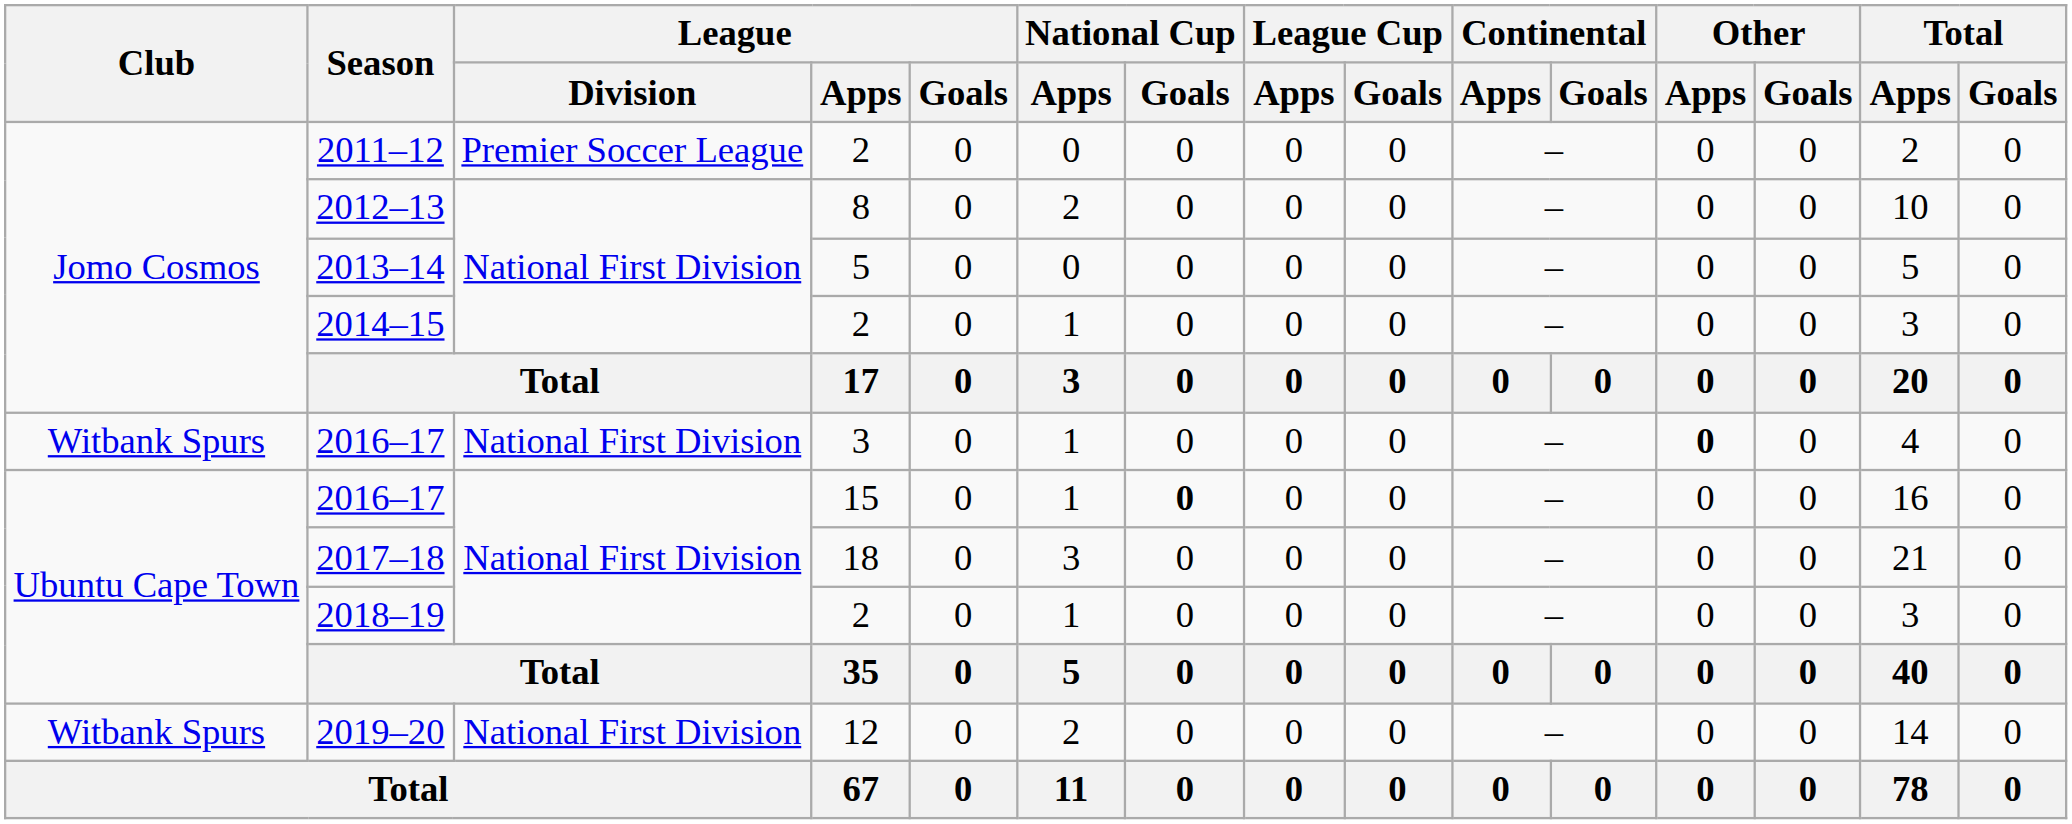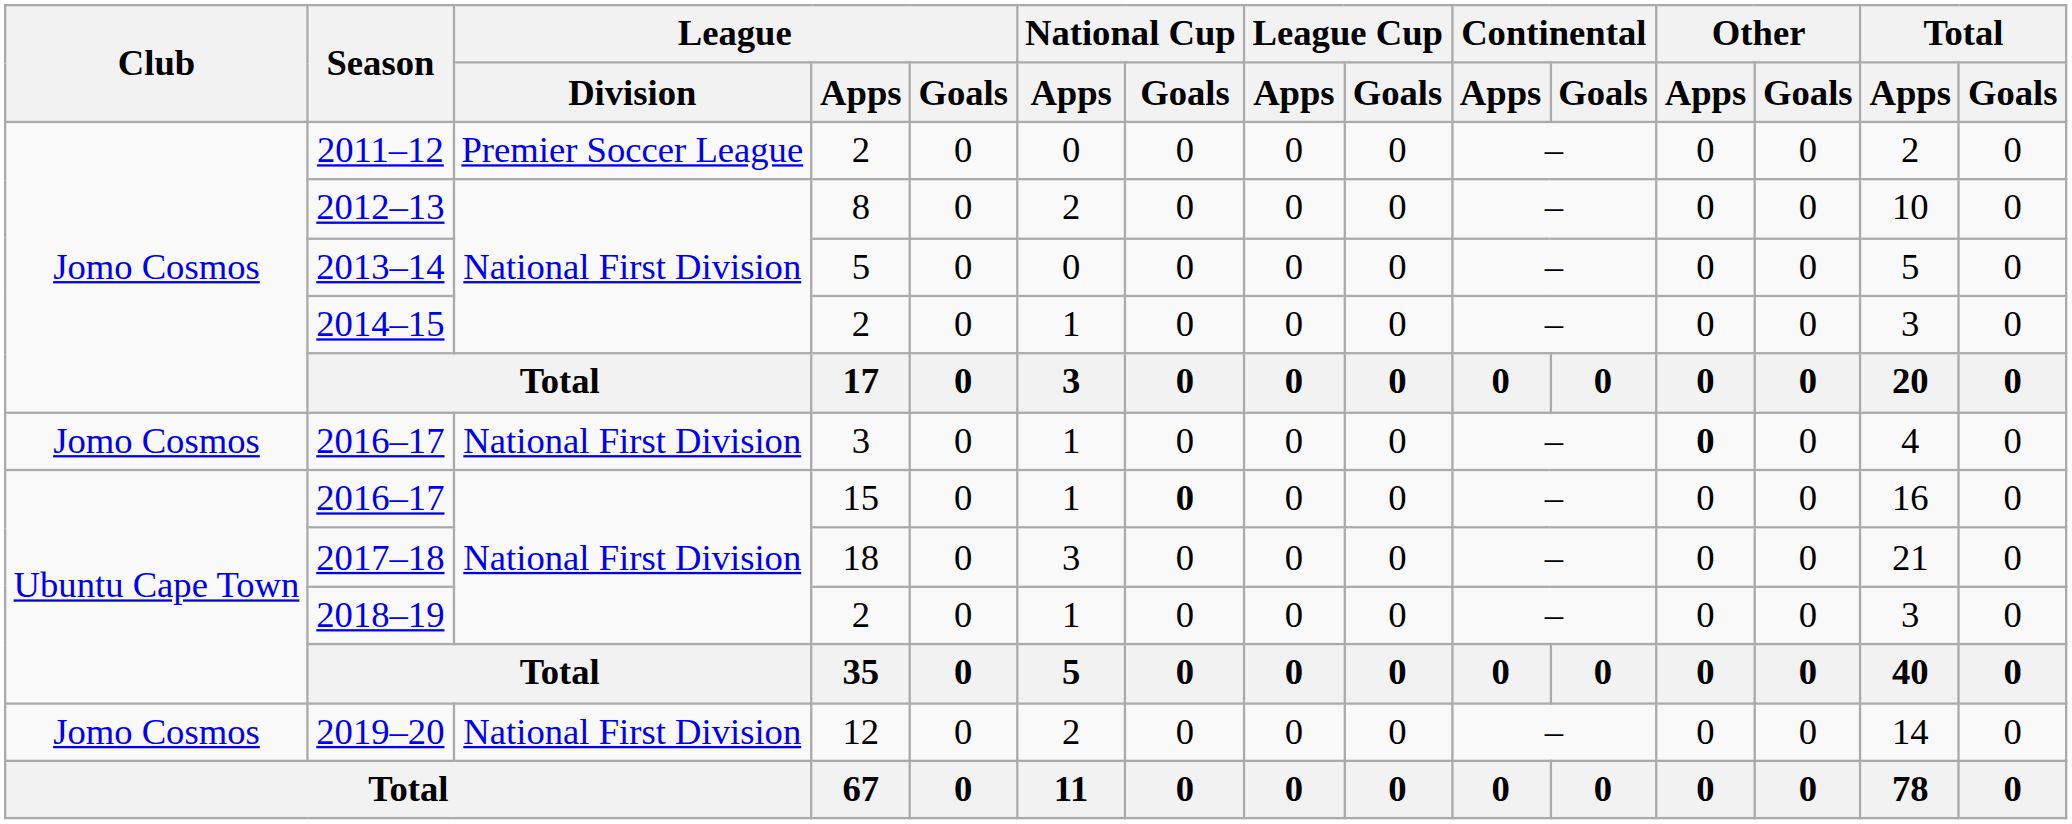(156, 440) Witbank Spurs -> (156, 440) Jomo Cosmos
(156, 730) Witbank Spurs -> (156, 730) Jomo Cosmos
